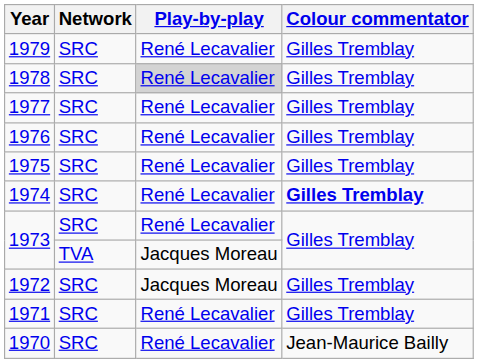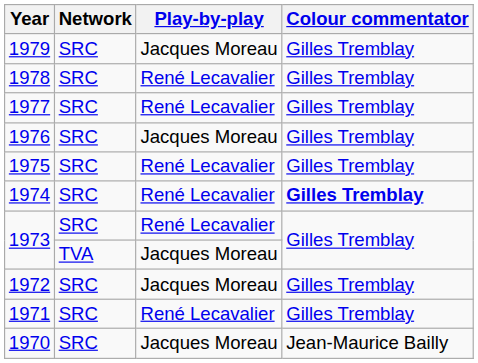(208, 48) René Lecavalier -> (209, 48) Jacques Moreau
(208, 78) lightgrey background -> (208, 78) no background
(208, 136) René Lecavalier -> (209, 136) Jacques Moreau
(208, 343) René Lecavalier -> (209, 343) Jacques Moreau
